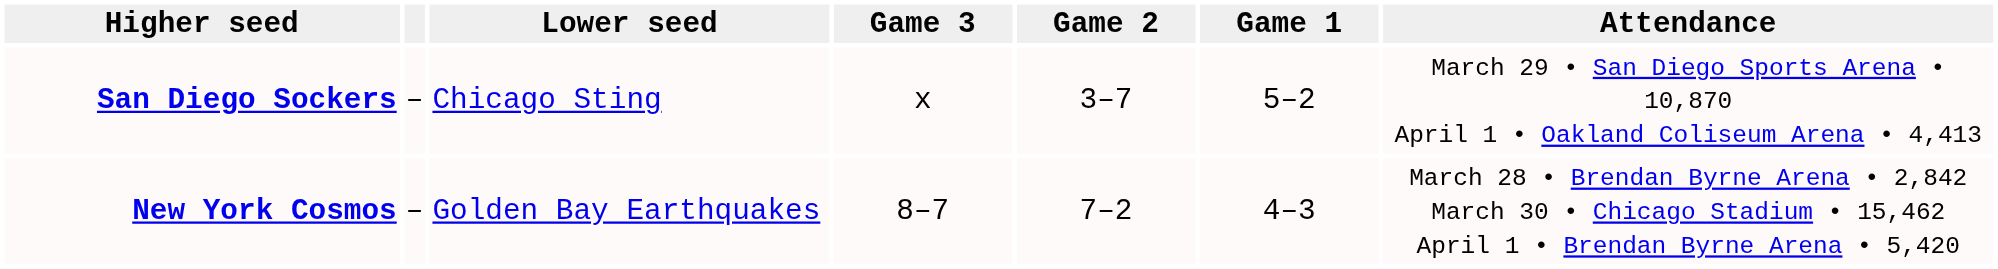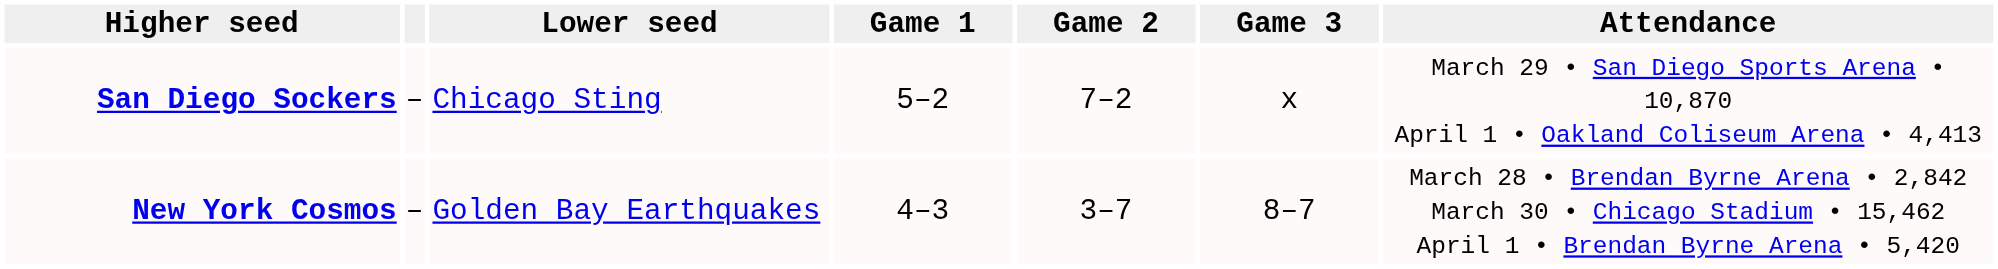columns swapped: (1289, 24) <-> (923, 24)
(1106, 101) 3–7 -> (1106, 101) 7–2
(1106, 211) 7–2 -> (1106, 211) 3–7
